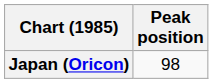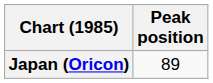(170, 64) 98 -> (170, 64) 89
